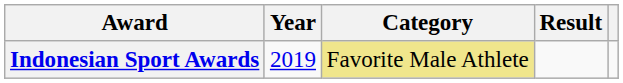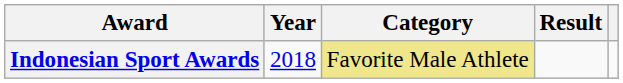(293, 59) 2019 -> (293, 59) 2018
